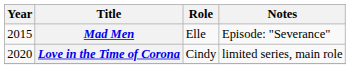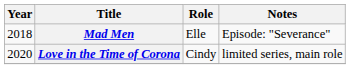(20, 34) 2015 -> (20, 34) 2018
